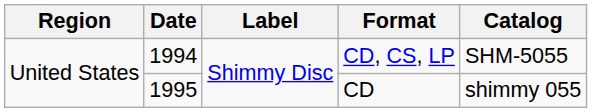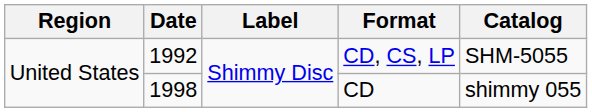(173, 55) 1994 -> (173, 55) 1992
(173, 90) 1995 -> (173, 90) 1998
